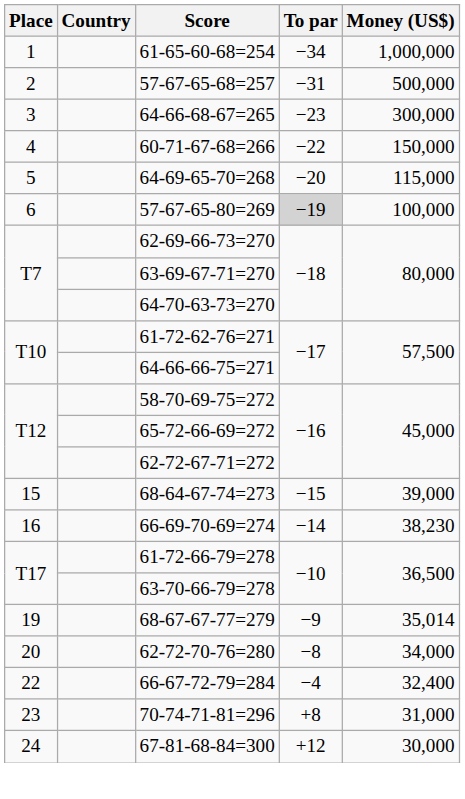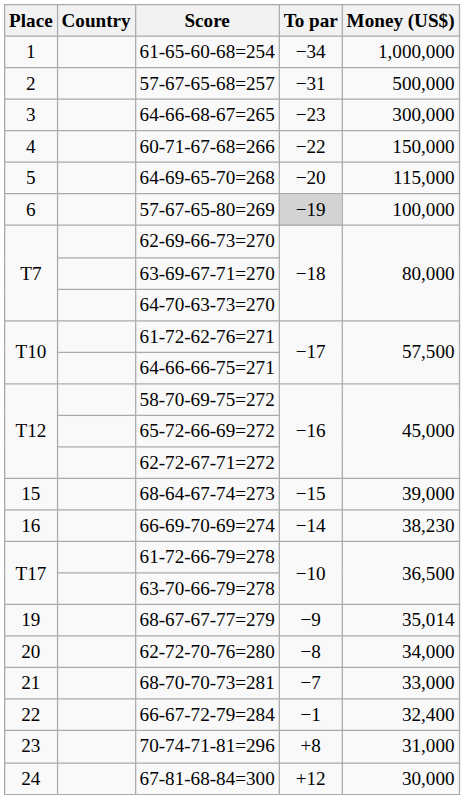+ row: (207, 683)
(311, 683) −4 -> (311, 715) −1
